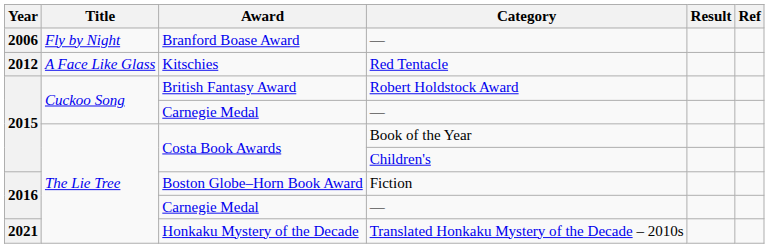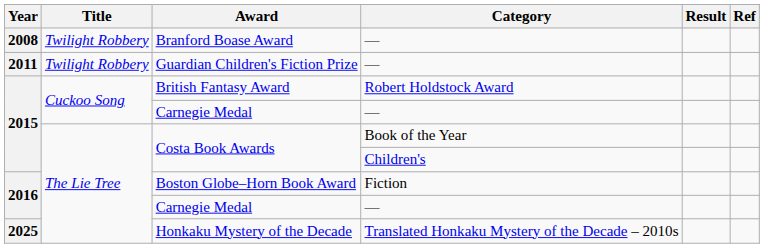(23, 40) 2006 -> (23, 40) 2008
(83, 40) Fly by Night -> (97, 40) Twilight Robbery
+ row: (257, 64)
- row: (190, 64)
(23, 231) 2021 -> (23, 231) 2025
